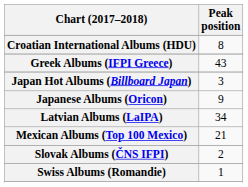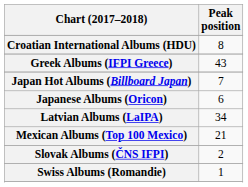(221, 81) 3 -> (221, 81) 7
(221, 99) 9 -> (221, 99) 6
